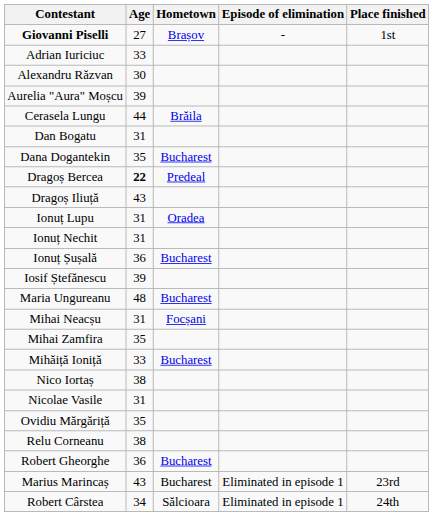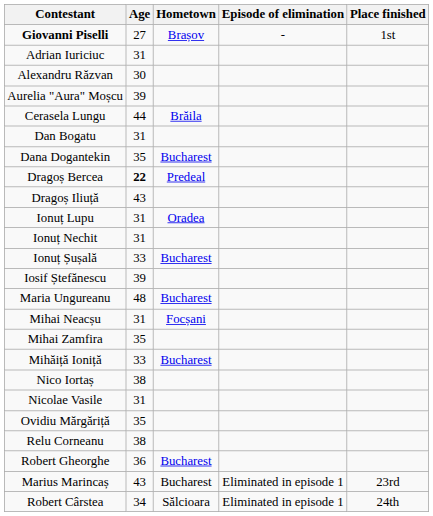(140, 55) 33 -> (140, 55) 31
(140, 258) 36 -> (140, 258) 33
